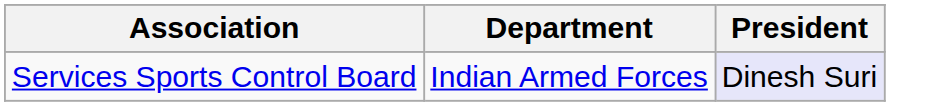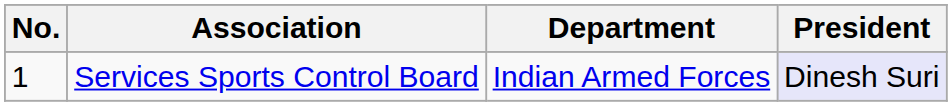+ column: (36, 28)
